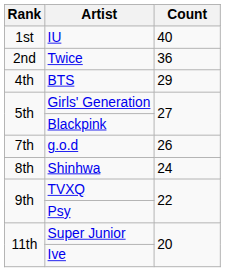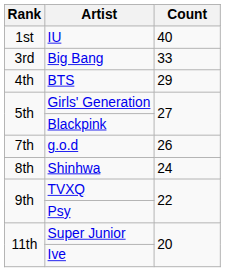- row: (65, 59)
+ row: (76, 59)
